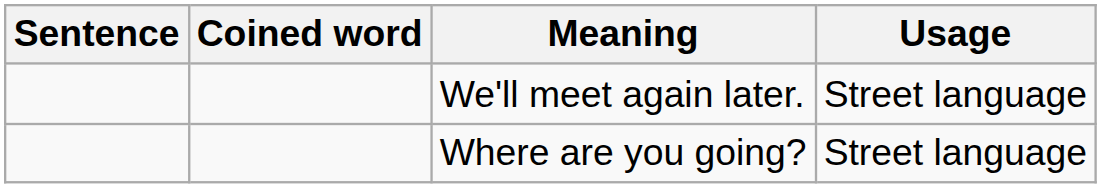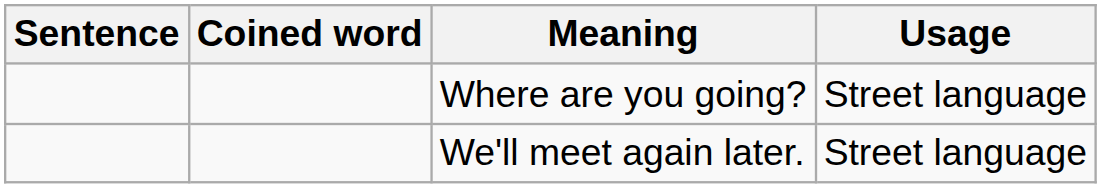rows swapped: (622, 93) <-> (623, 152)
